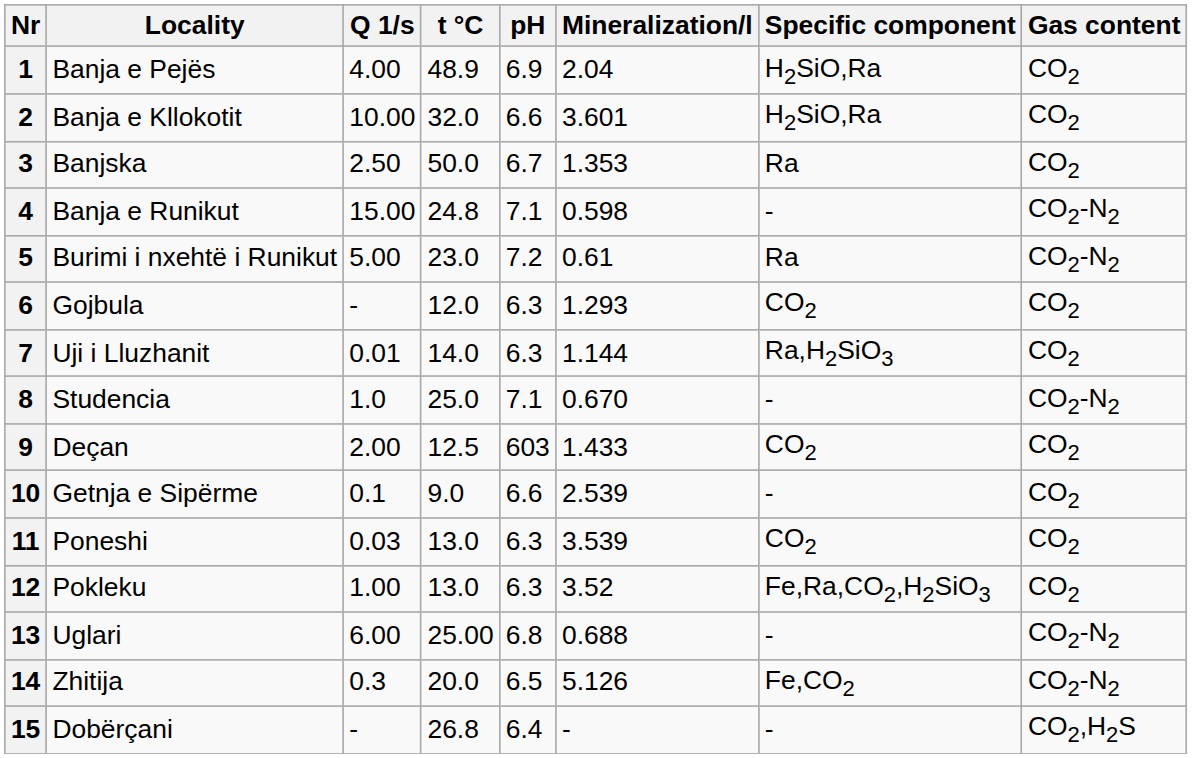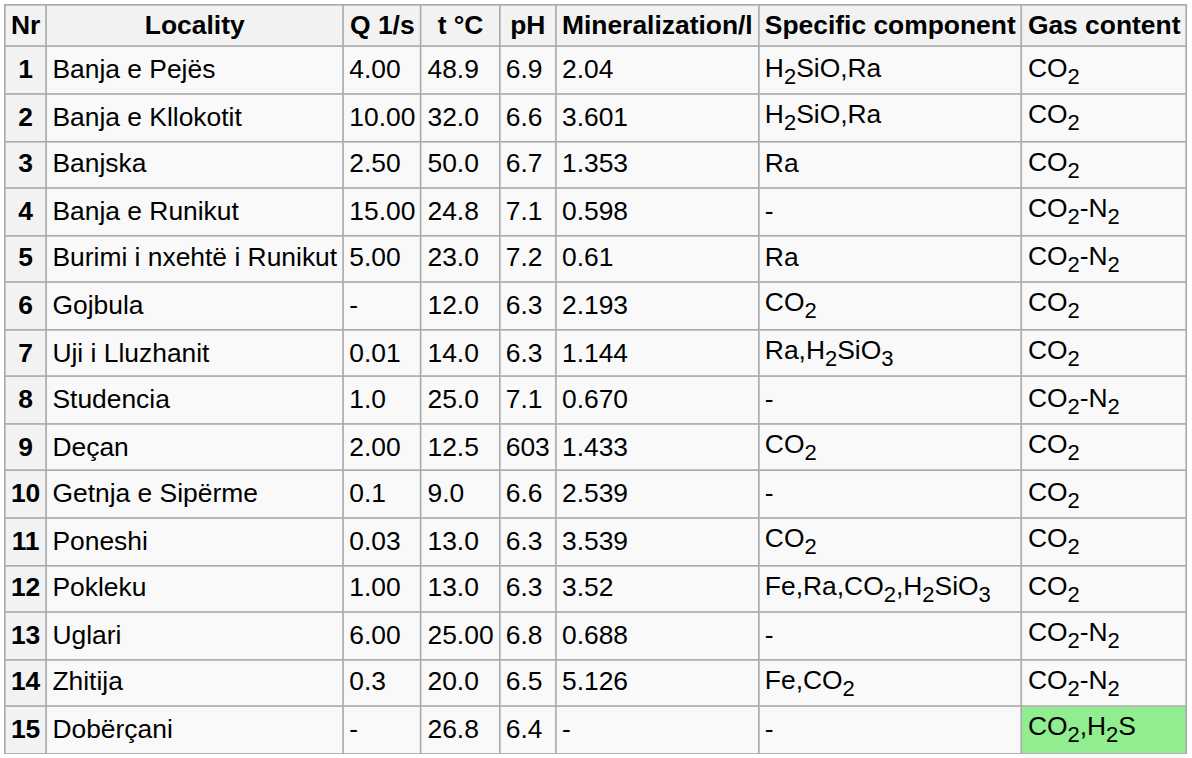(595, 305) 1.293 -> (595, 305) 2.193
(1082, 730) no background -> (1082, 730) lightgreen background
